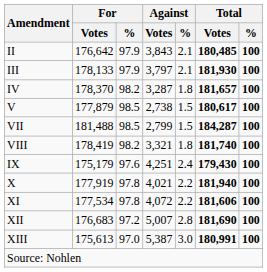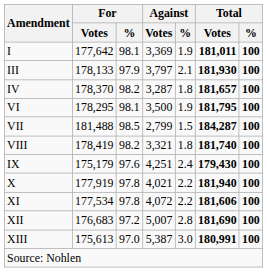+ row: (9, 51)
- row: (11, 51)
- row: (11, 107)
+ row: (13, 107)
